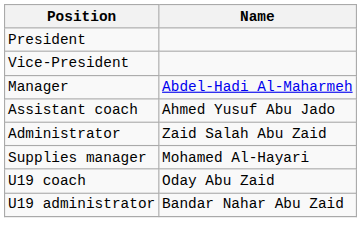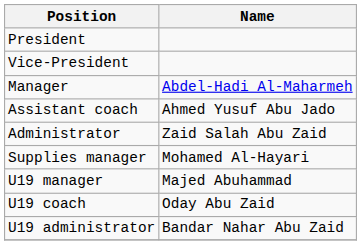+ row: (56, 181)
